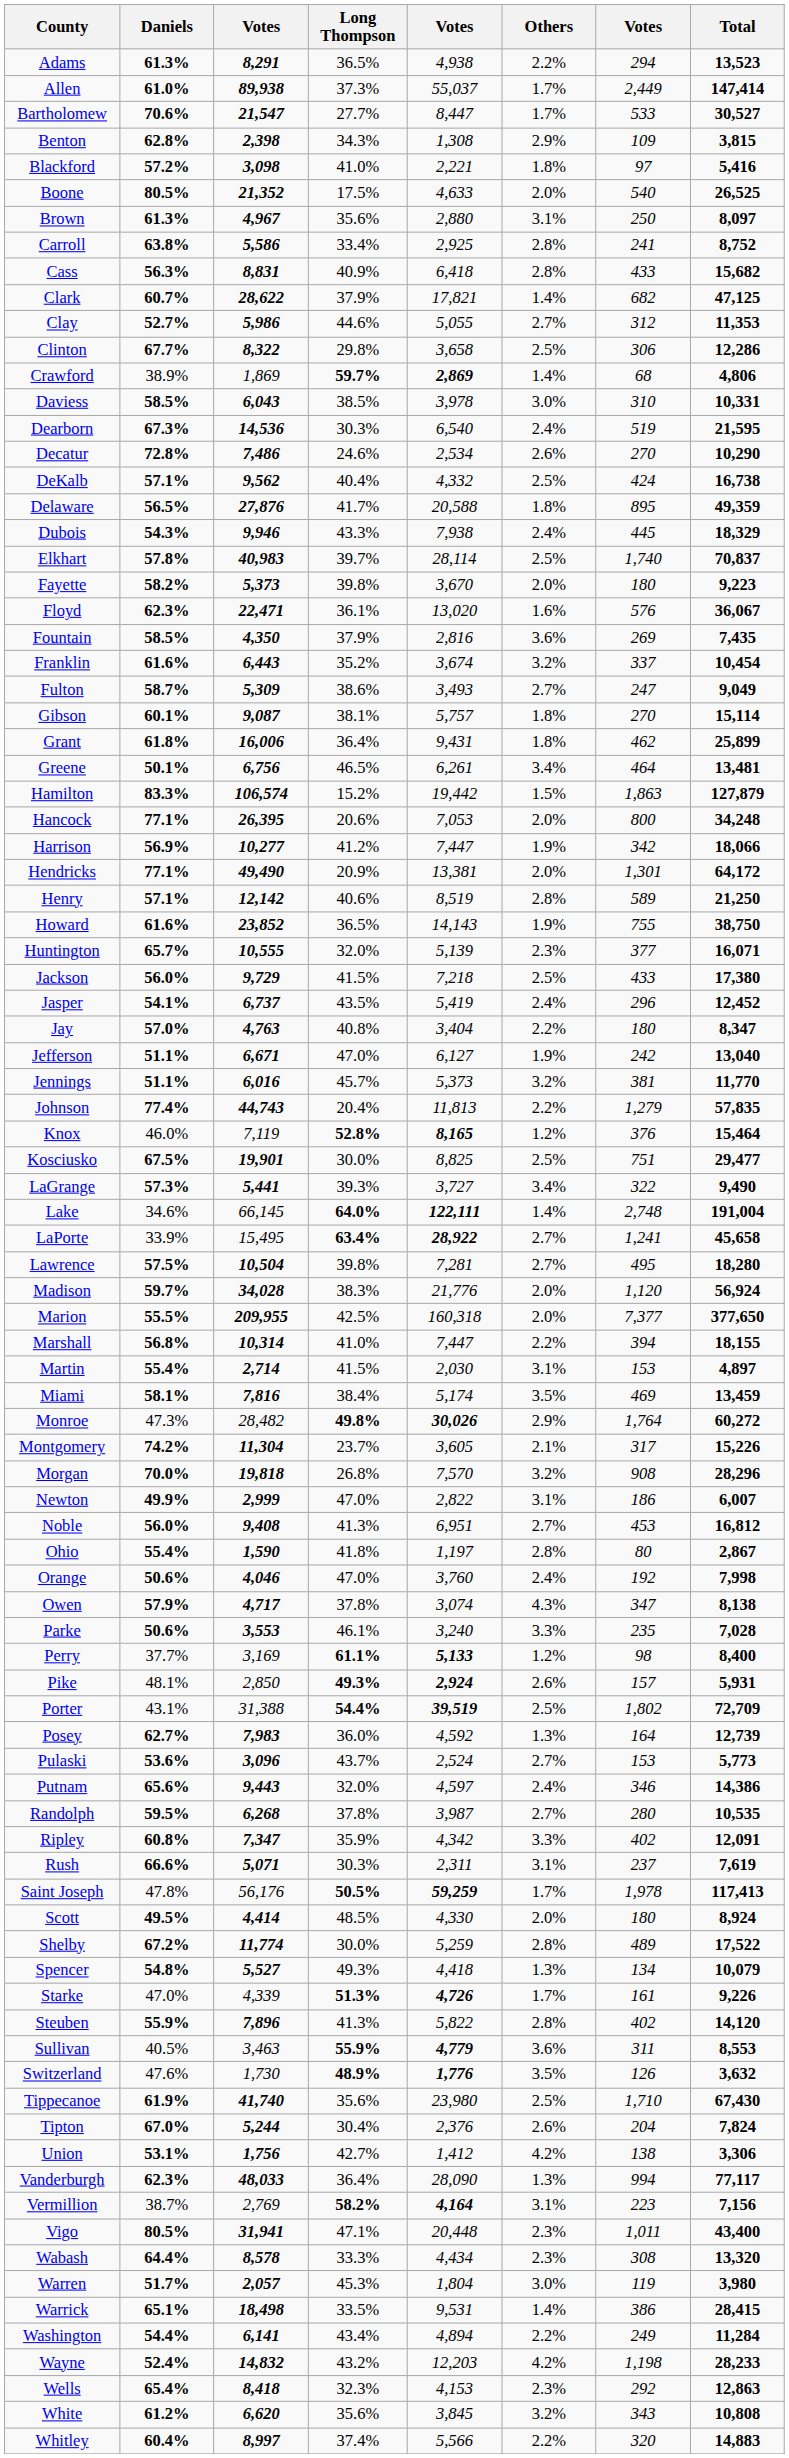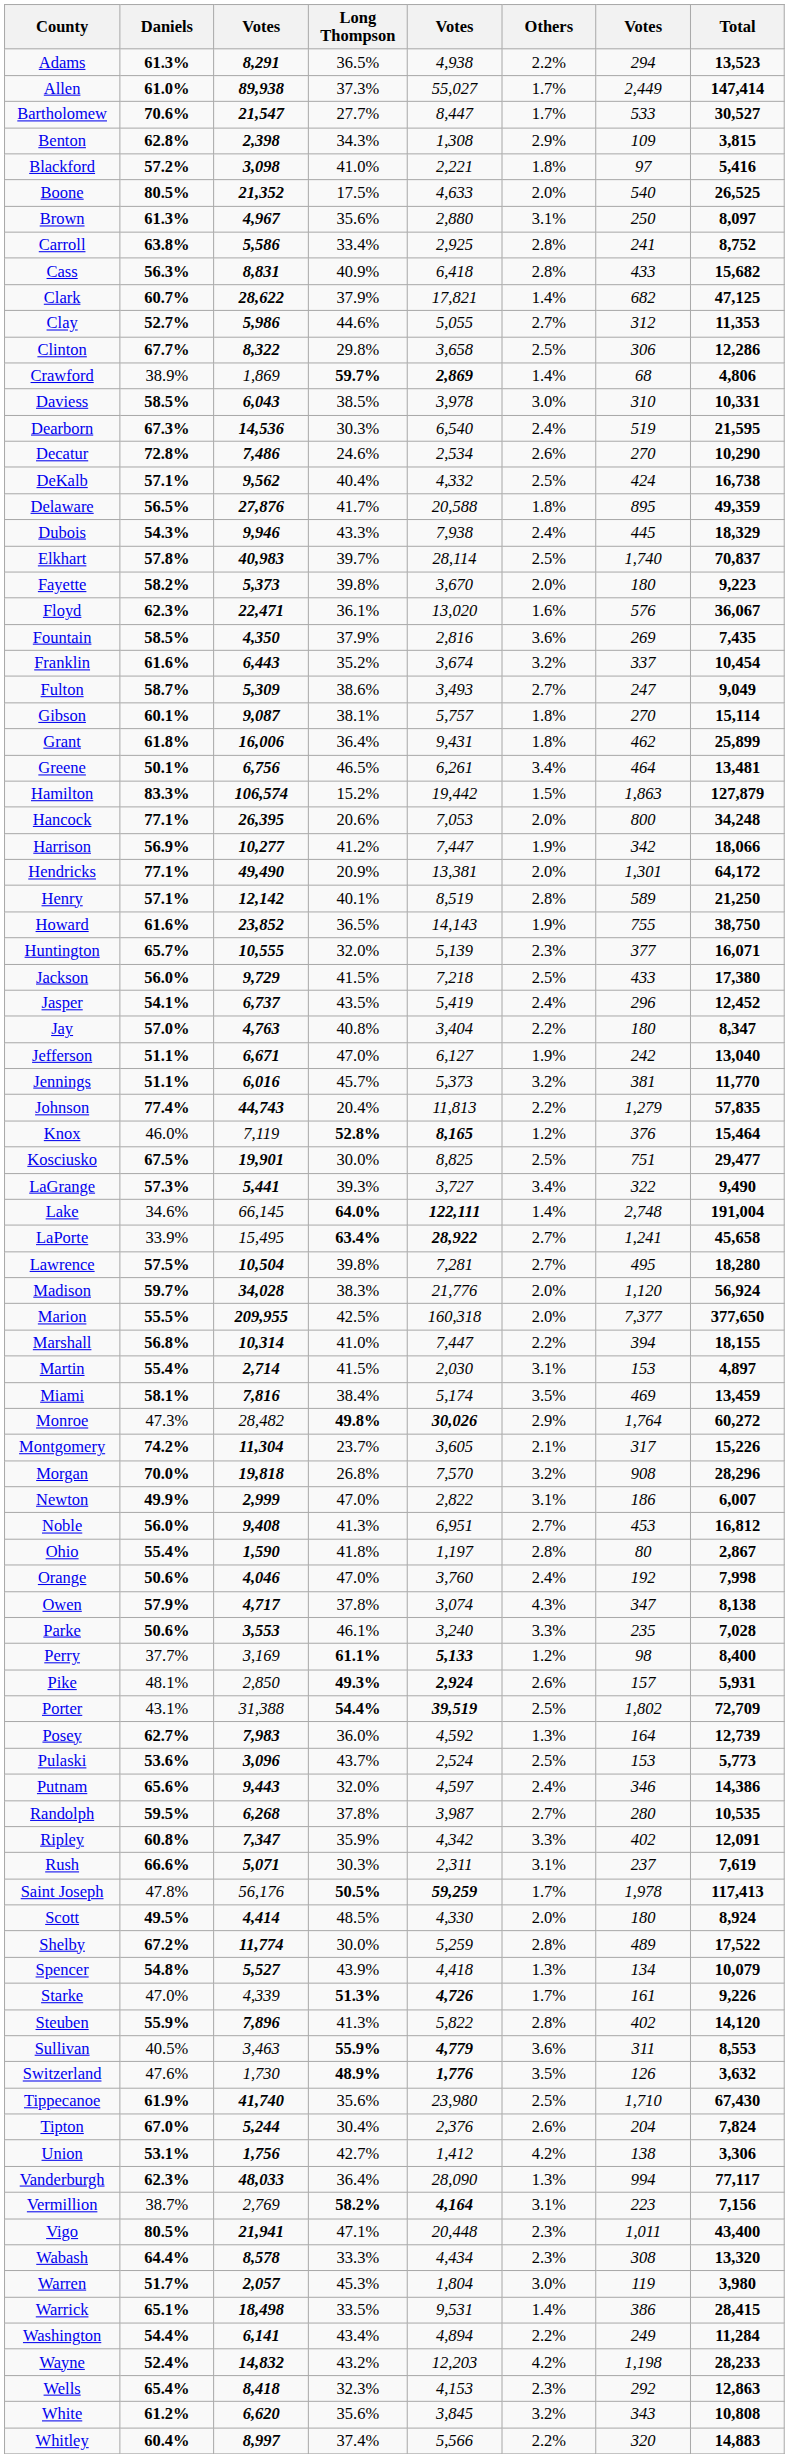(455, 88) 55,037 -> (455, 88) 55,027
(358, 898) 40.6% -> (358, 898) 40.1%
(549, 1761) 2.7% -> (549, 1761) 2.5%
(358, 1970) 49.3% -> (358, 1970) 43.9%
(261, 2231) 31,941 -> (261, 2231) 21,941
